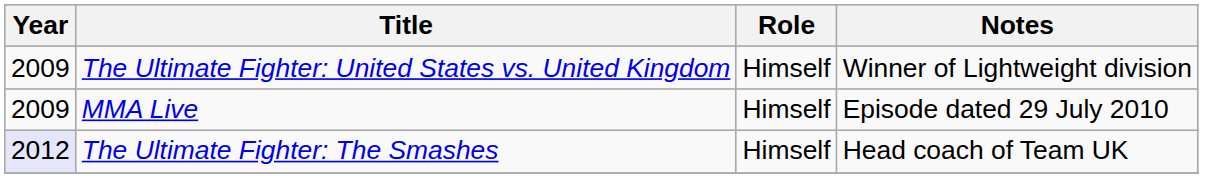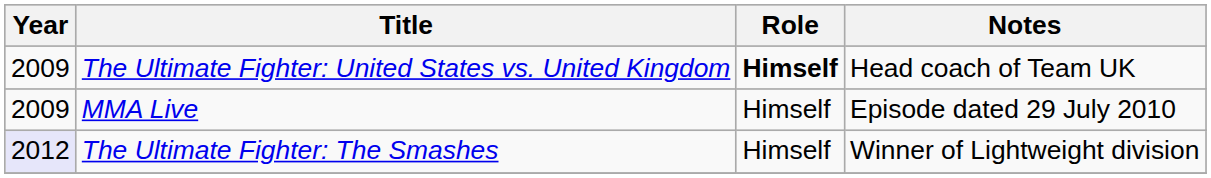(787, 67) normal -> (790, 67) bold
(1017, 67) Winner of Lightweight division -> (993, 67) Head coach of Team UK
(986, 151) Head coach of Team UK -> (1025, 151) Winner of Lightweight division
